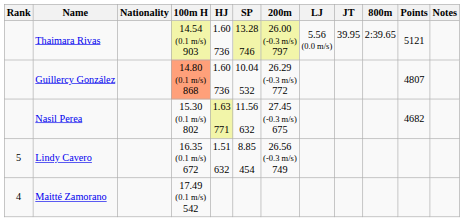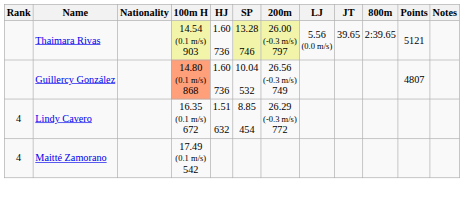(349, 34) 39.95 -> (349, 34) 39.65
(280, 79) 26.29 (-0.3 m/s) 772 -> (280, 79) 26.56 (-0.3 m/s) 749
- row: (59, 118)
(19, 158) 5 -> (19, 118) 4
(280, 158) 26.56 (-0.3 m/s) 749 -> (280, 118) 26.29 (-0.3 m/s) 772
